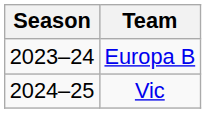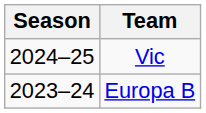rows swapped: (150, 56) <-> (150, 90)
